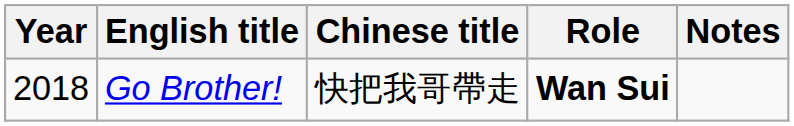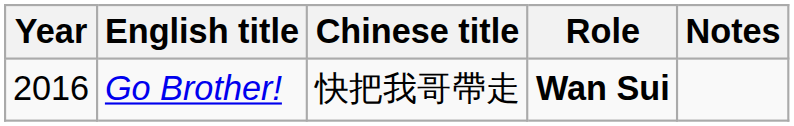(51, 89) 2018 -> (51, 89) 2016
